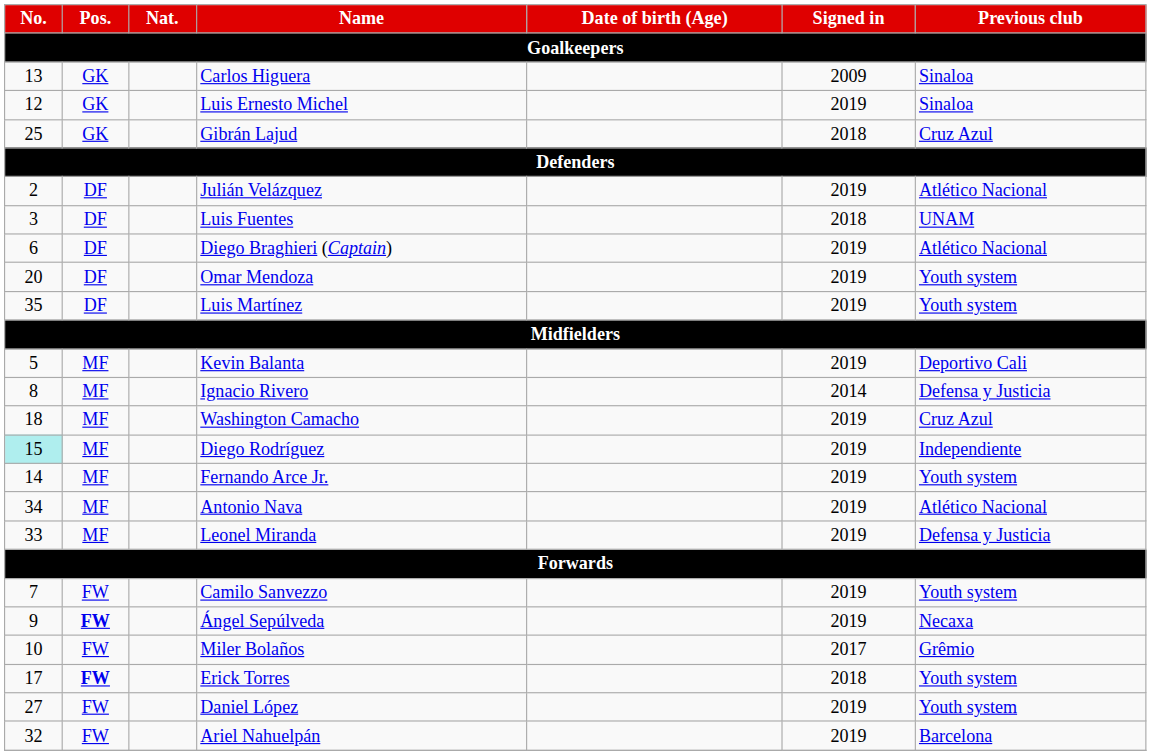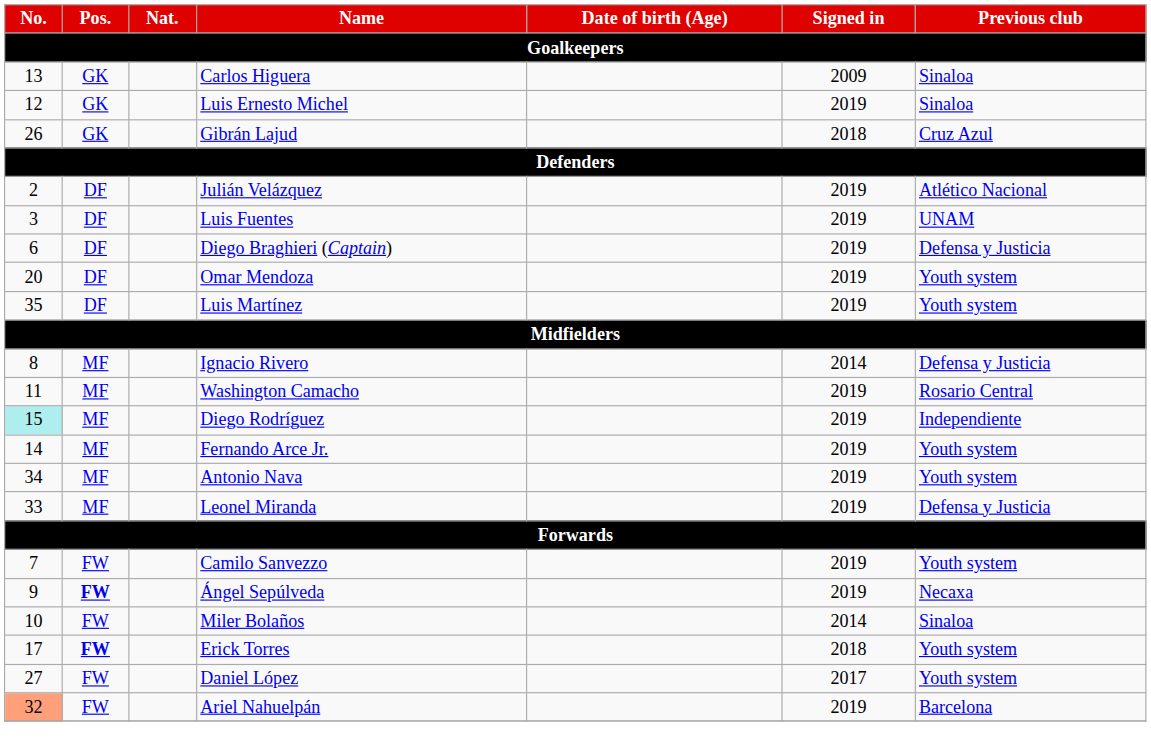(33, 133) 25 -> (33, 133) 26
(849, 219) 2018 -> (849, 219) 2019
(983, 248) Atlético Nacional -> (985, 248) Defensa y Justicia
- row: (252, 362)
(33, 420) 18 -> (33, 391) 11
(956, 420) Cruz Azul -> (976, 391) Rosario Central
(983, 506) Atlético Nacional -> (968, 477) Youth system
(849, 649) 2017 -> (849, 620) 2014
(947, 649) Grêmio -> (946, 620) Sinaloa
(849, 707) 2019 -> (849, 678) 2017
(33, 735) no background -> (33, 707) lightsalmon background
